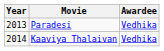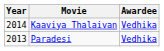rows swapped: (51, 25) <-> (74, 39)
